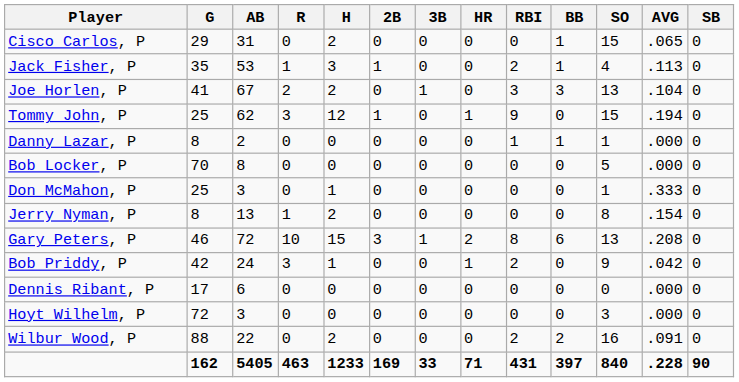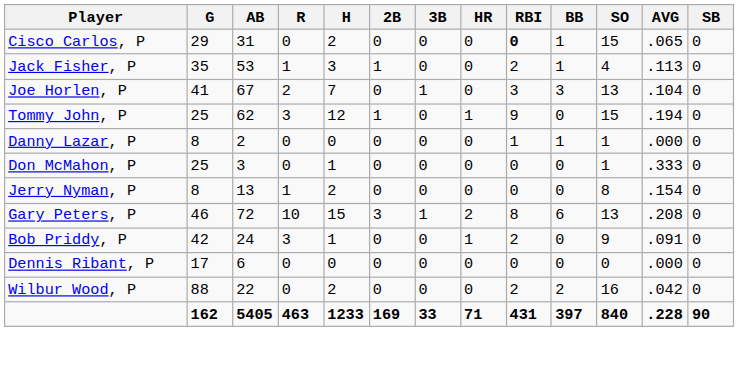(514, 42) normal -> (514, 42) bold
(332, 91) 2 -> (332, 91) 7
- row: (68, 166)
(665, 265) .042 -> (665, 240) .091
- row: (77, 314)
(665, 339) .091 -> (665, 290) .042
